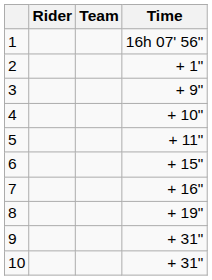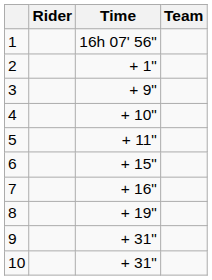columns swapped: (99, 16) <-> (165, 16)
